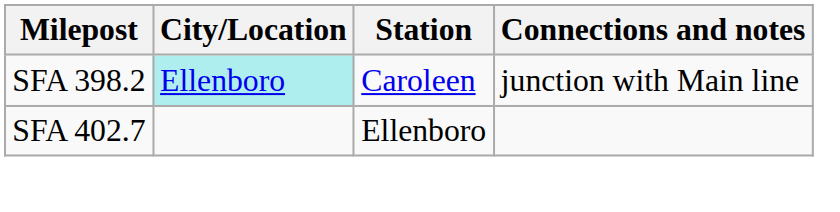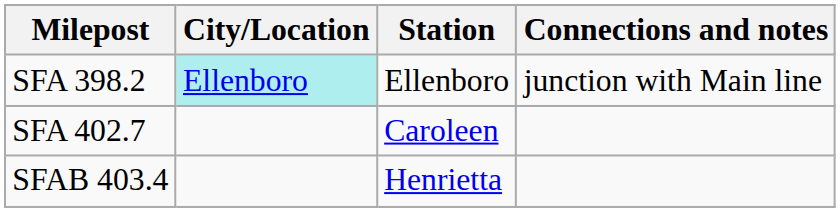(418, 79) Caroleen -> (447, 79) Ellenboro
(424, 130) Ellenboro -> (441, 130) Caroleen
+ row: (90, 180)
